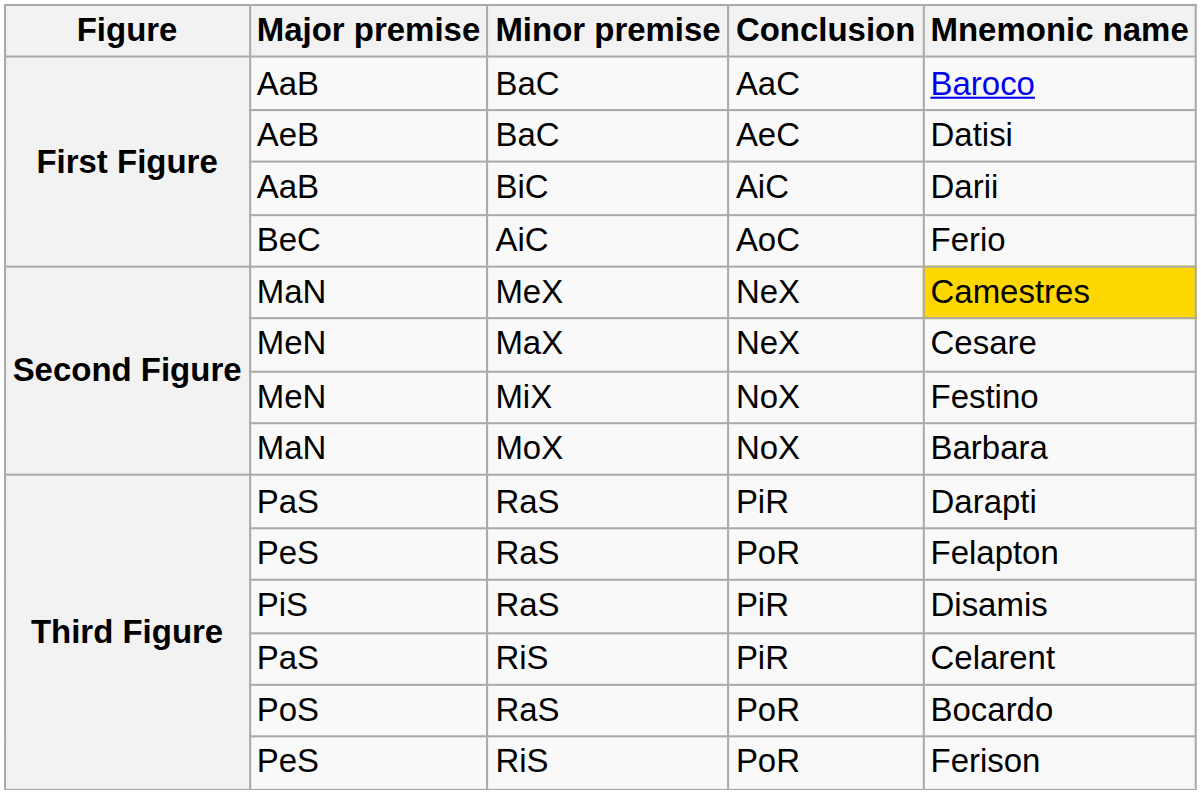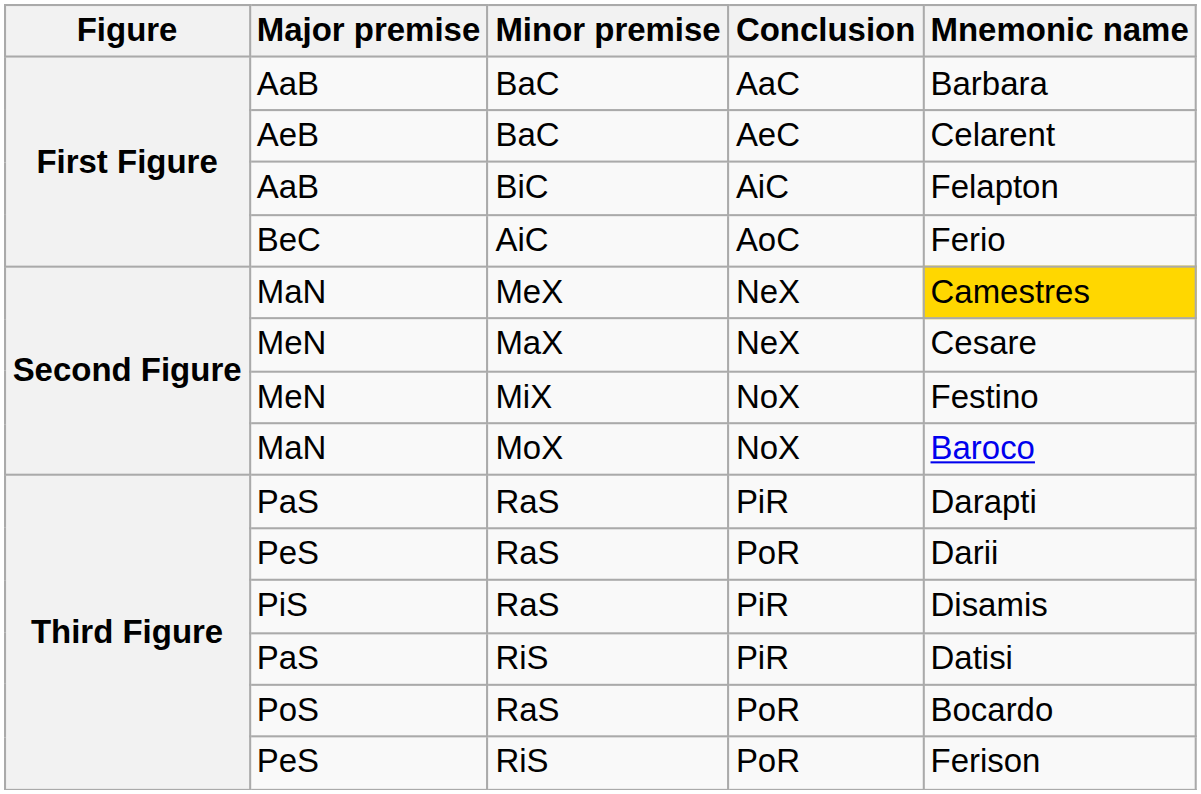(983, 82) Baroco -> (989, 82) Barbara
(972, 135) Datisi -> (993, 135) Celarent
(964, 187) Darii -> (995, 187) Felapton
(989, 448) Barbara -> (983, 448) Baroco
(995, 553) Felapton -> (964, 553) Darii
(993, 657) Celarent -> (972, 657) Datisi
